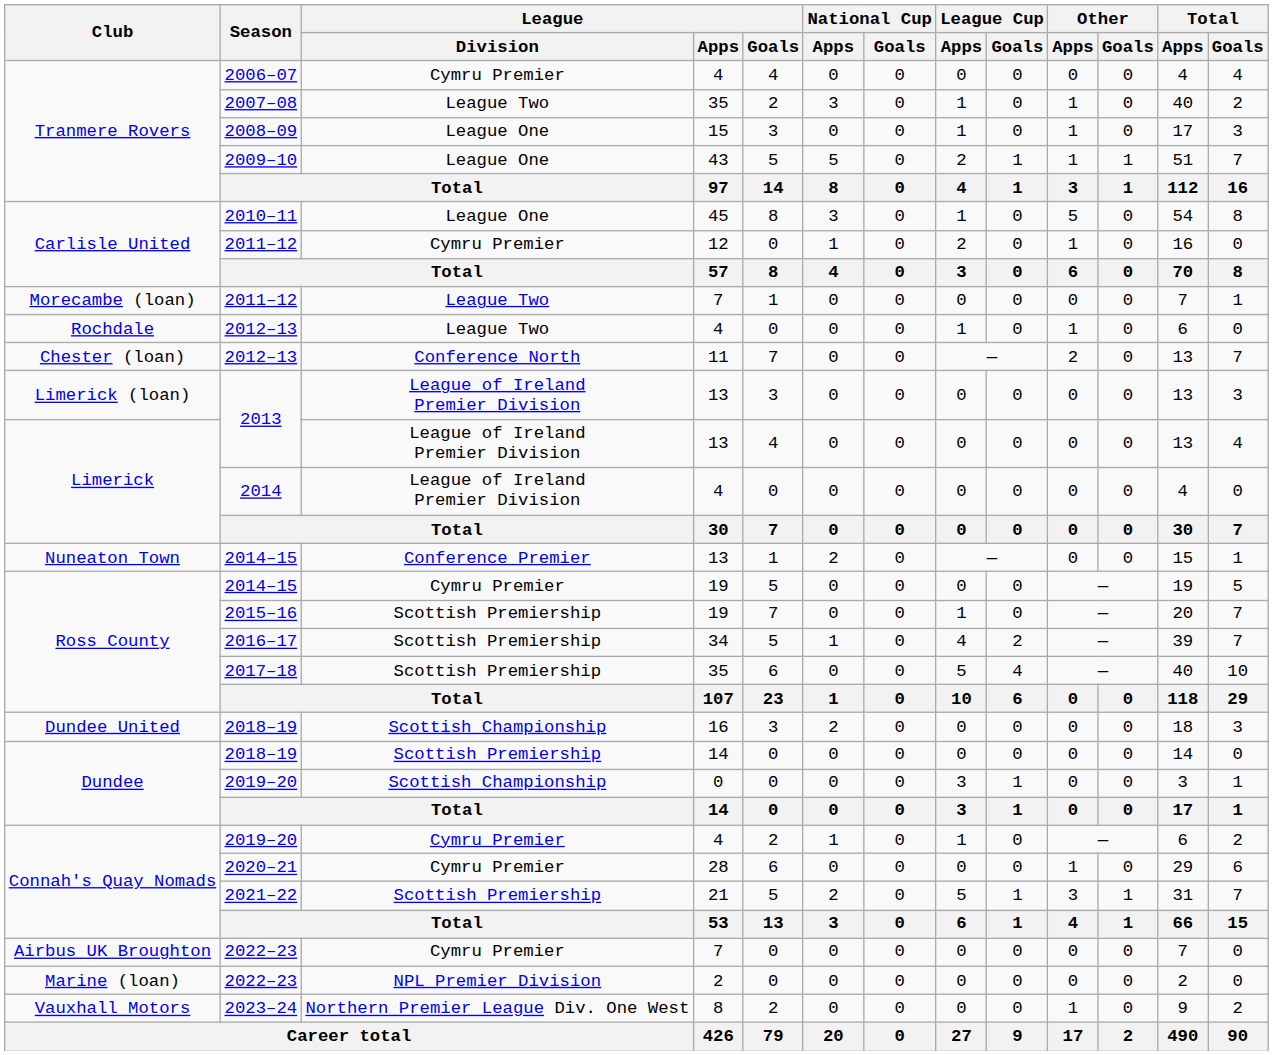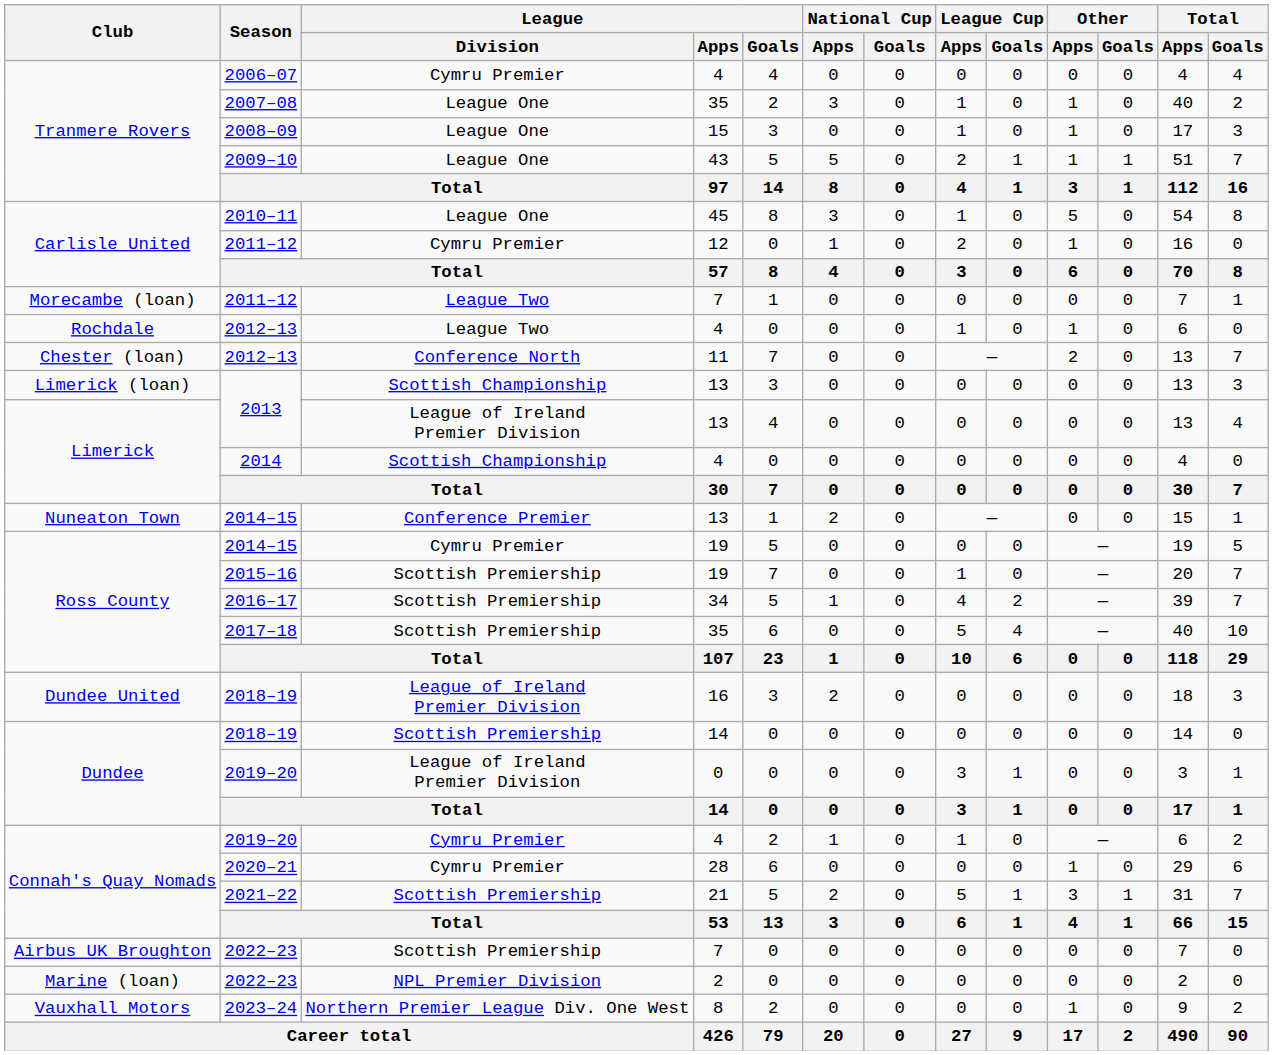(497, 103) League Two -> (497, 103) League One
(497, 395) League of Ireland Premier Division -> (497, 385) Scottish Championship
(497, 491) League of Ireland Premier Division -> (497, 461) Scottish Championship
(497, 727) Scottish Championship -> (497, 697) League of Ireland Premier Division
(497, 783) Scottish Championship -> (497, 773) League of Ireland Premier Division
(497, 952) Cymru Premier -> (497, 952) Scottish Premiership
